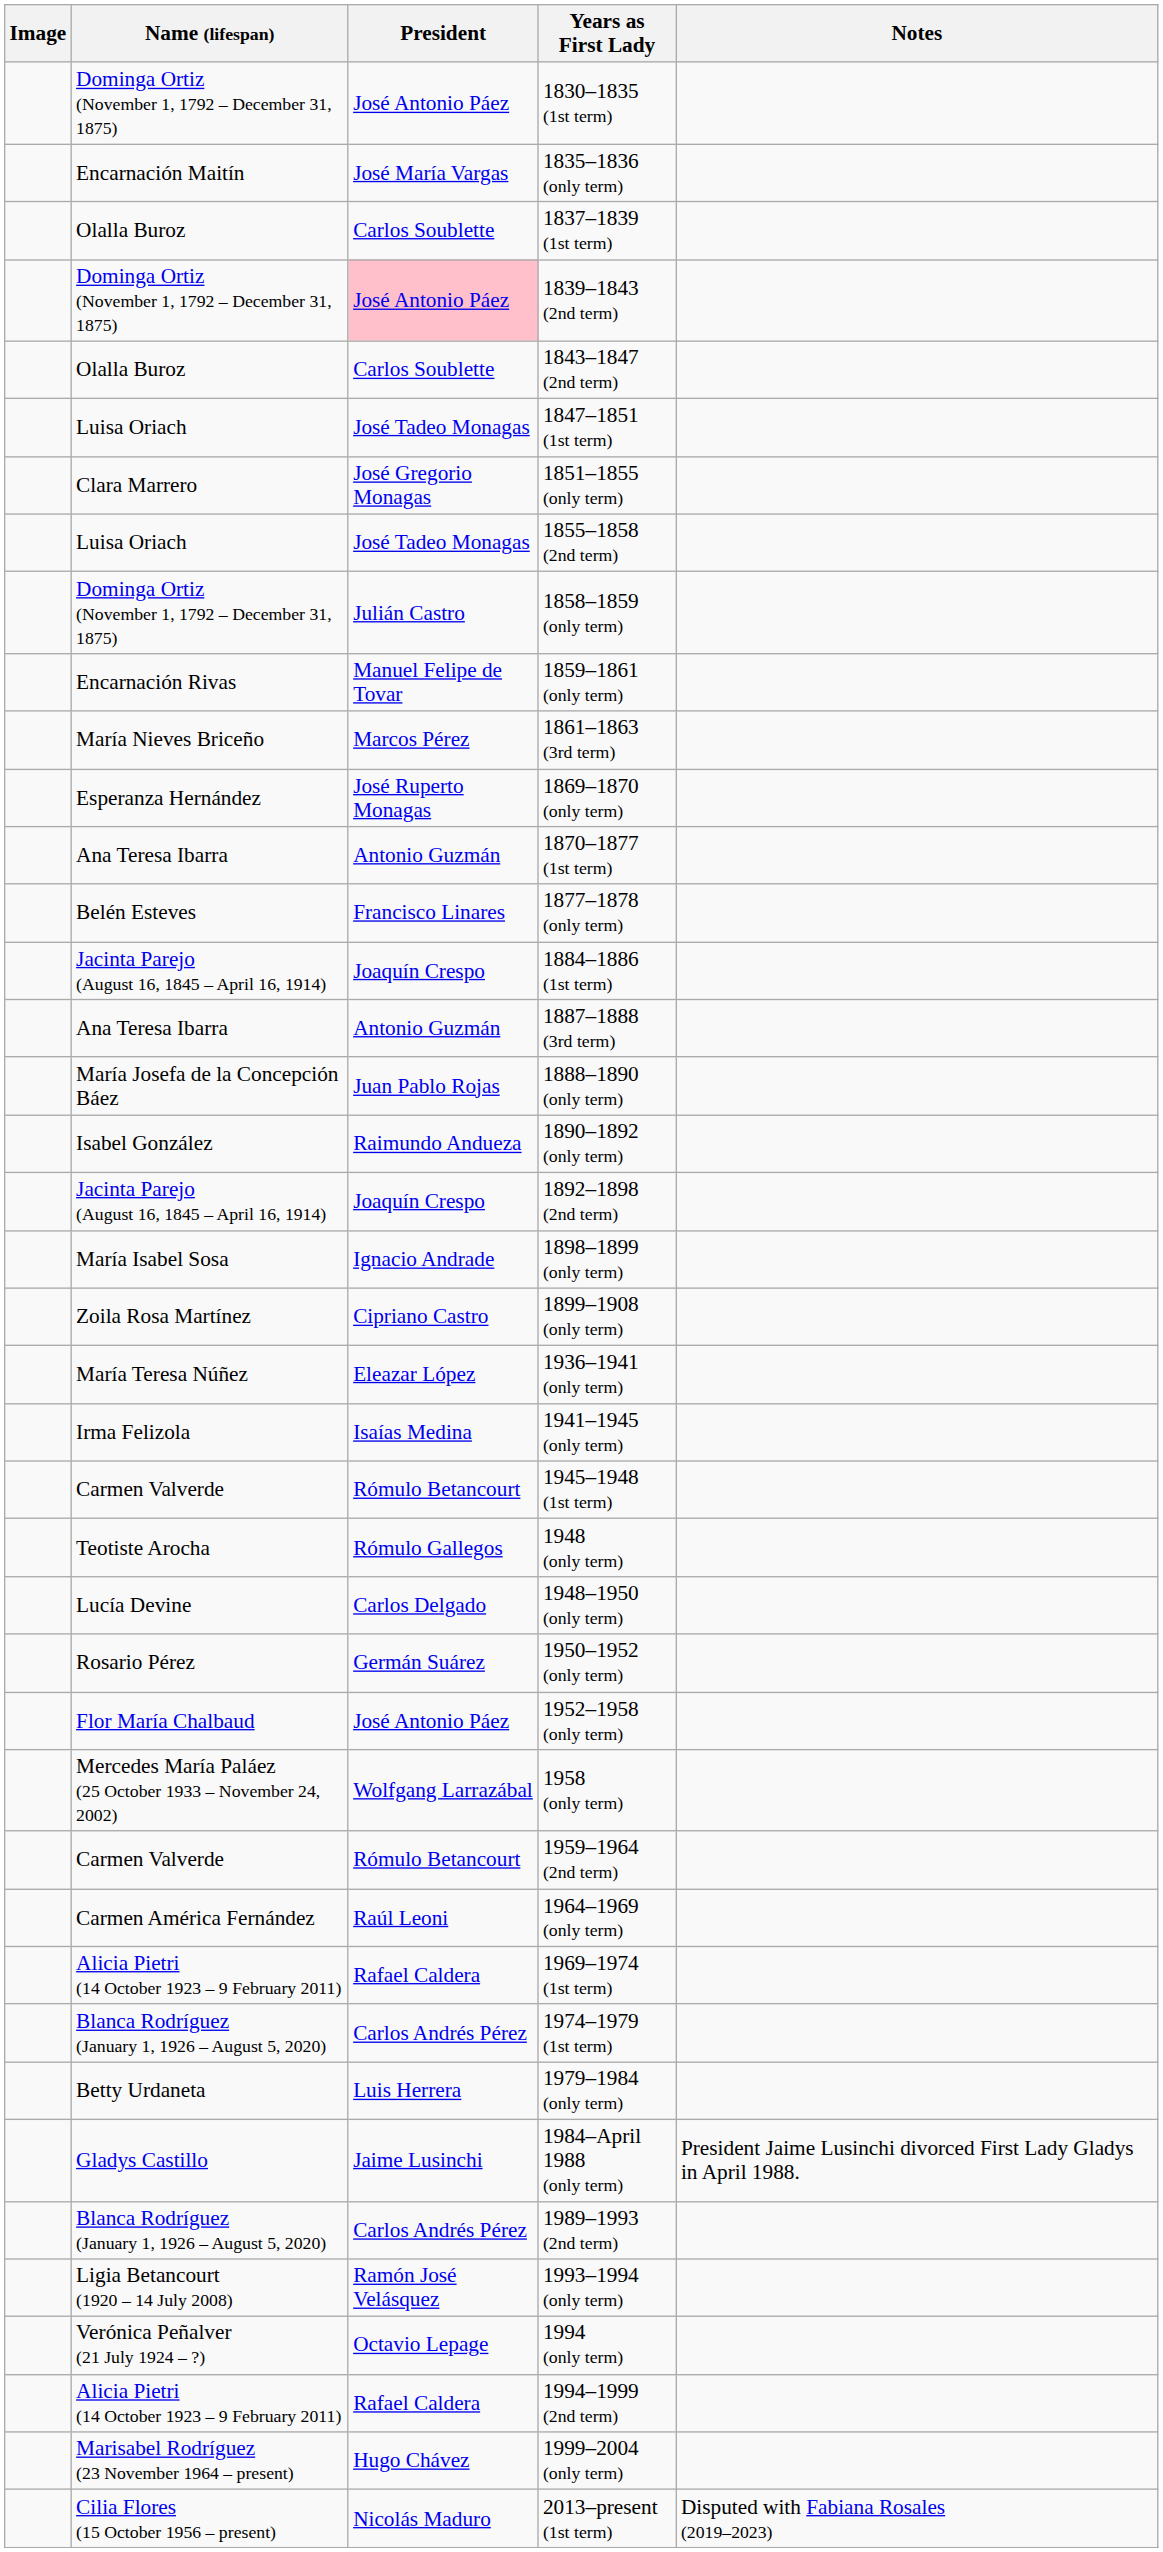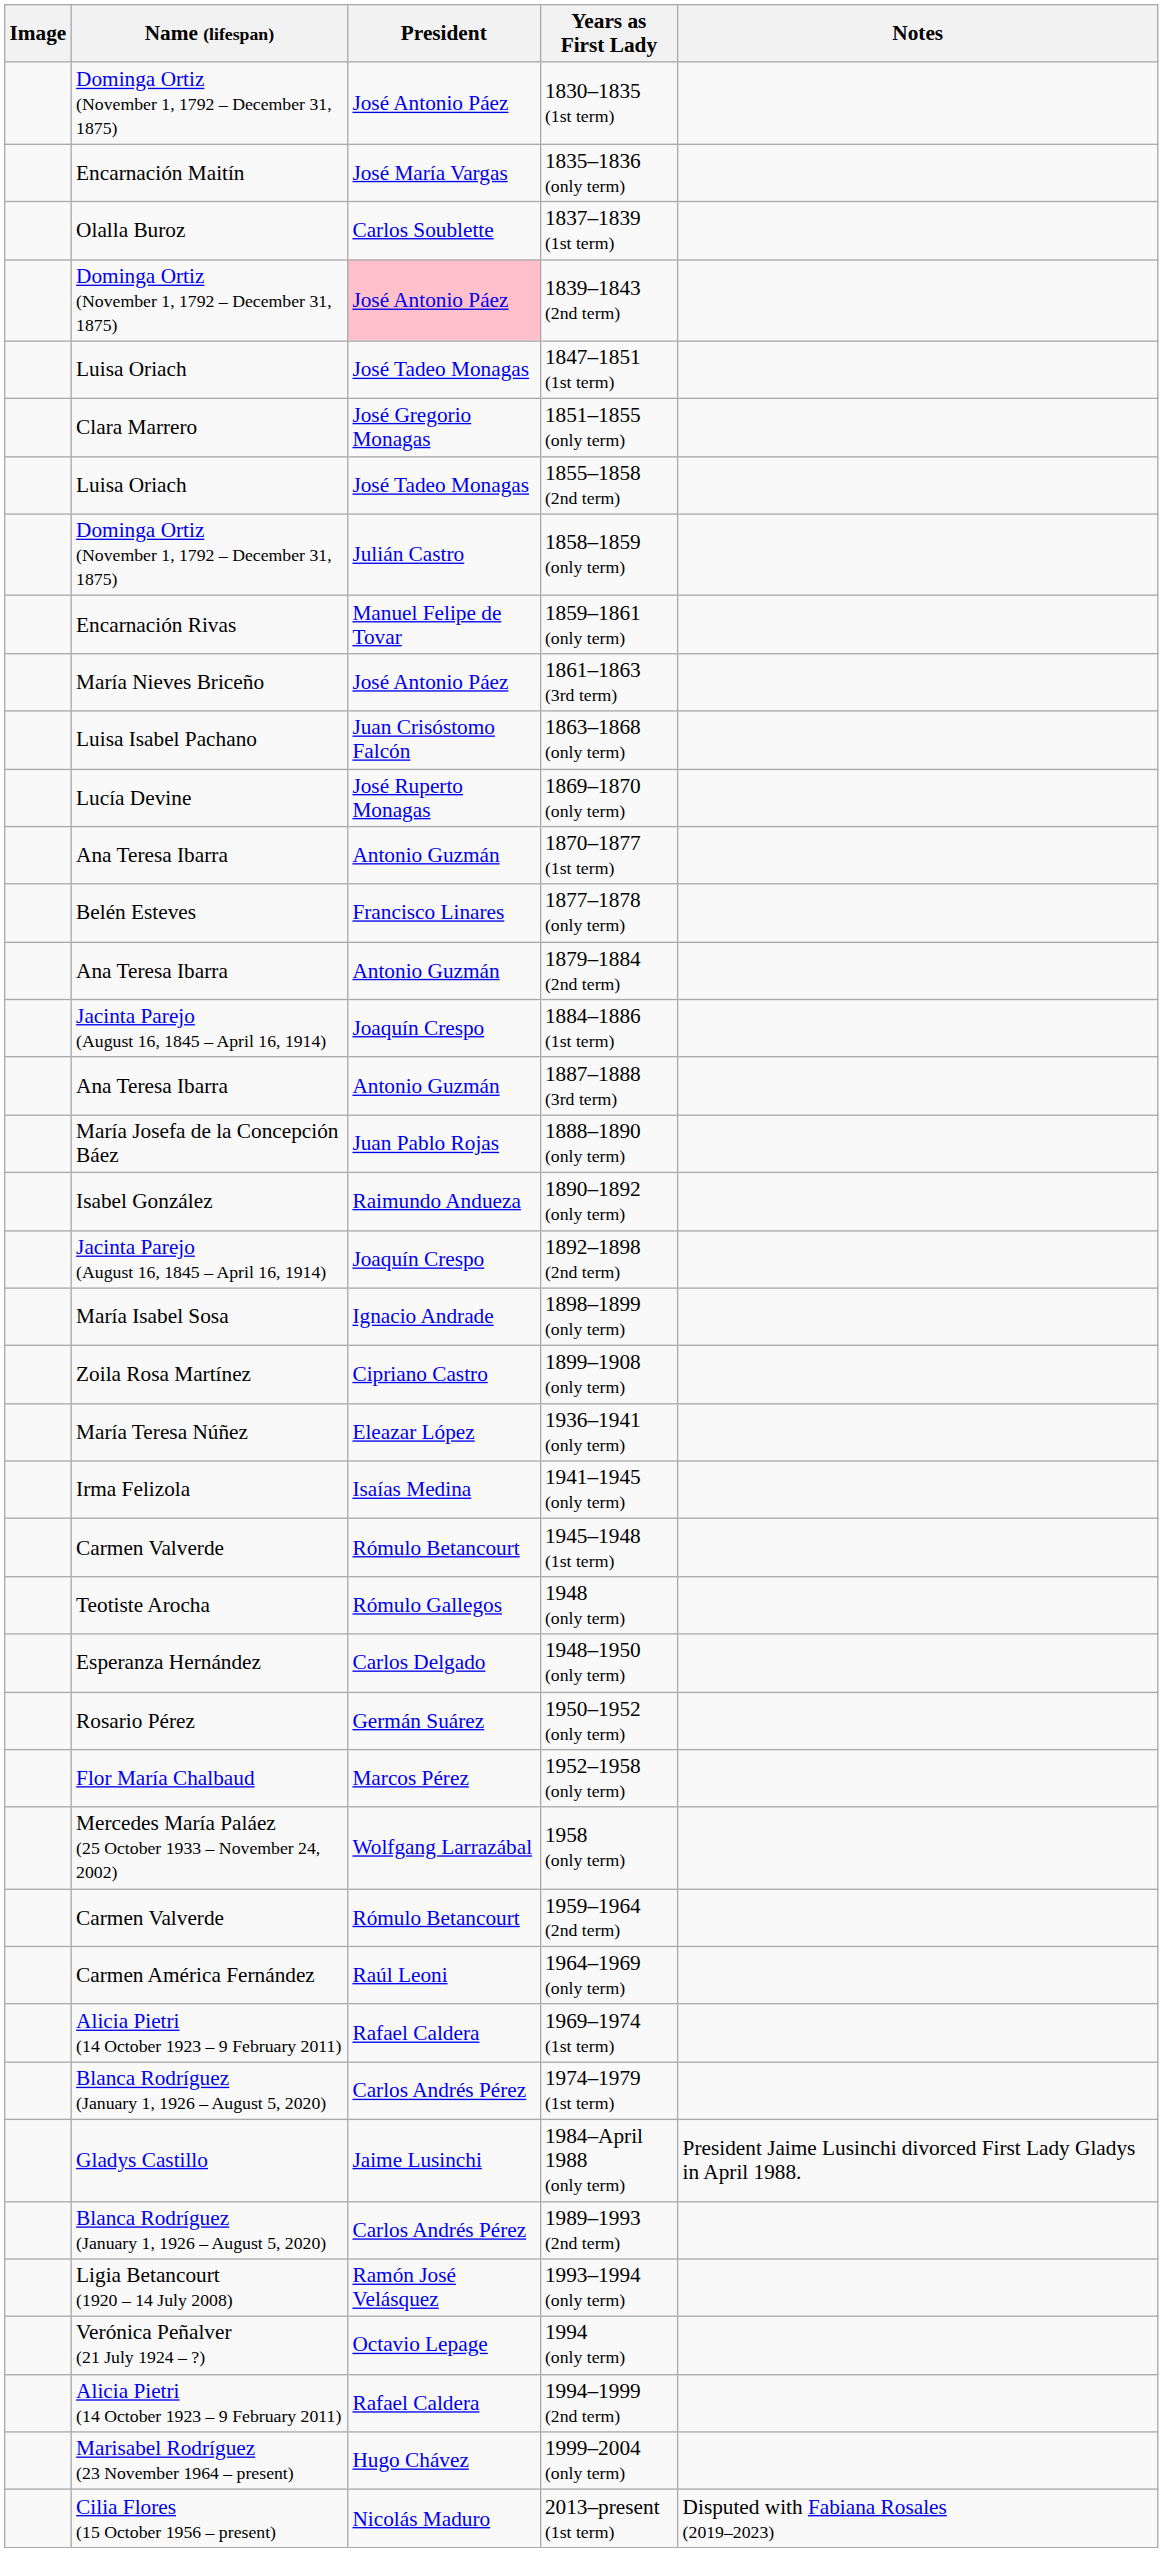- row: (591, 369)
(411, 739) Marcos Pérez -> (430, 682) José Antonio Páez
+ row: (593, 739)
(169, 797) Esperanza Hernández -> (134, 797) Lucía Devine
+ row: (593, 970)
(134, 1605) Lucía Devine -> (169, 1662) Esperanza Hernández
(431, 1720) José Antonio Páez -> (411, 1778) Marcos Pérez
- row: (591, 2090)
